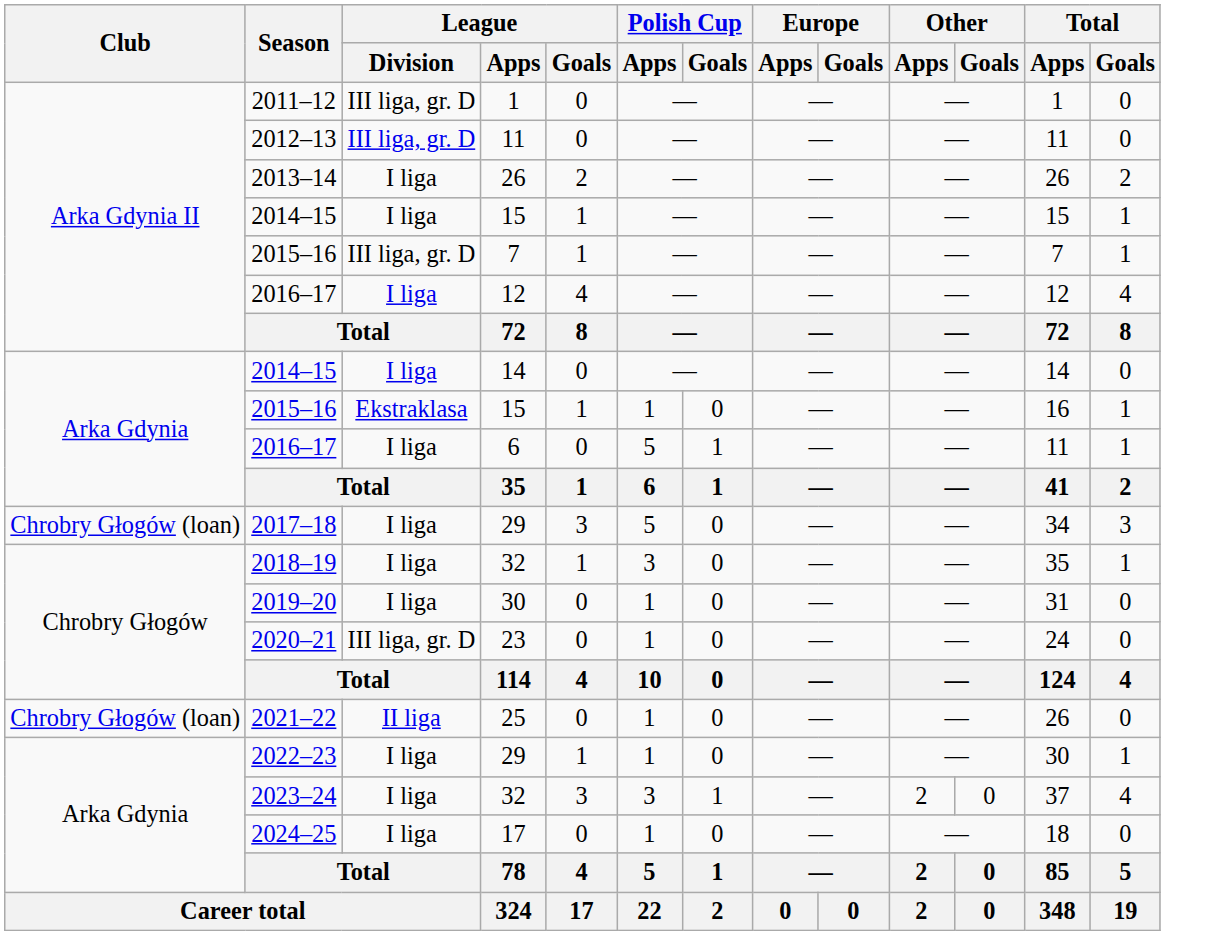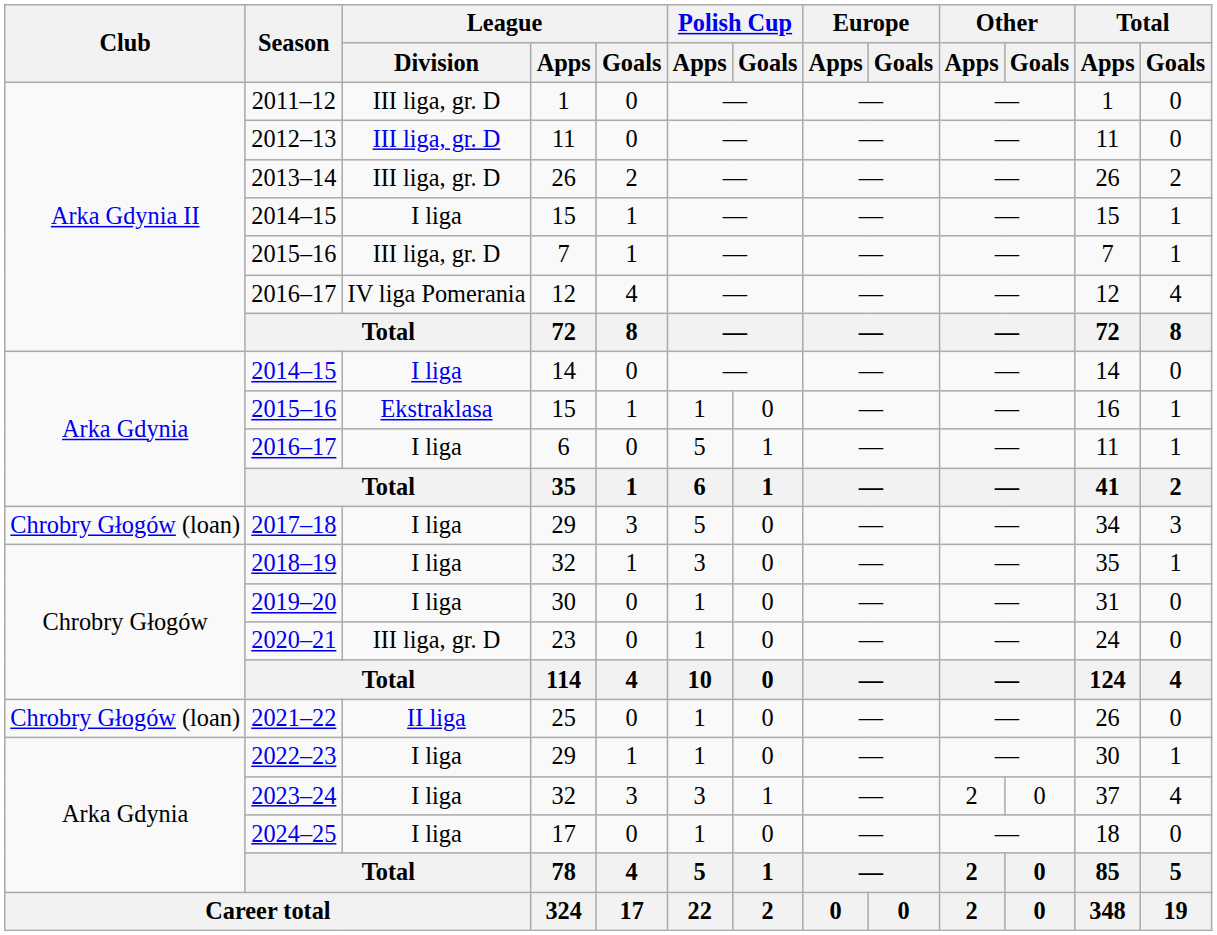(411, 178) I liga -> (436, 178) III liga, gr. D
(411, 293) I liga -> (436, 293) IV liga Pomerania
